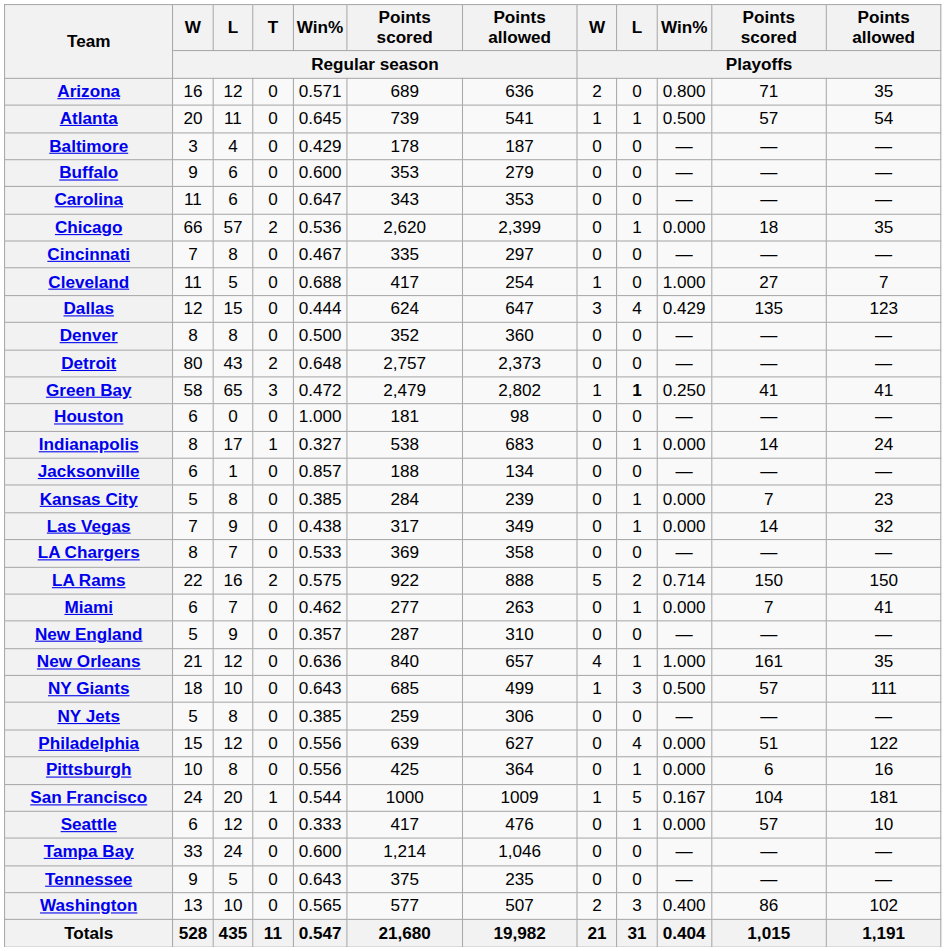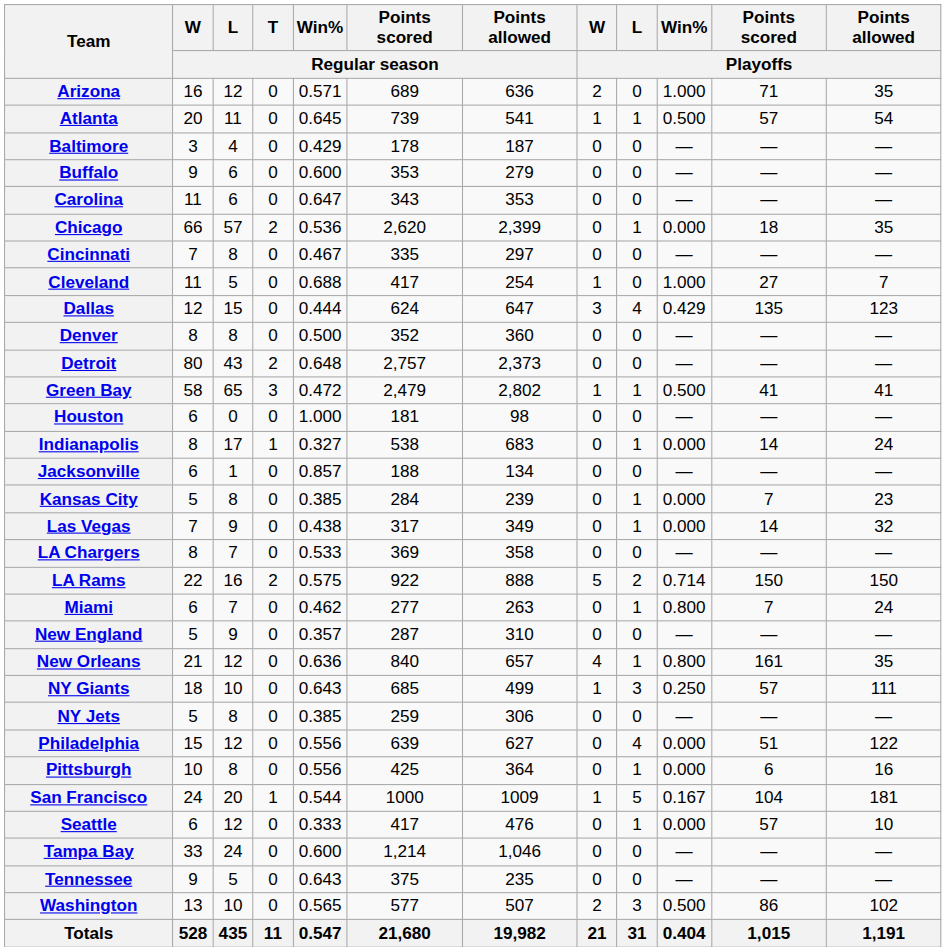(684, 91) 0.800 -> (684, 91) 1.000
(637, 390) bold -> (637, 390) normal
(684, 390) 0.250 -> (684, 390) 0.500
(684, 607) 0.000 -> (684, 607) 0.800
(884, 607) 41 -> (884, 607) 24
(684, 661) 1.000 -> (684, 661) 0.800
(684, 688) 0.500 -> (684, 688) 0.250
(684, 906) 0.400 -> (684, 906) 0.500
